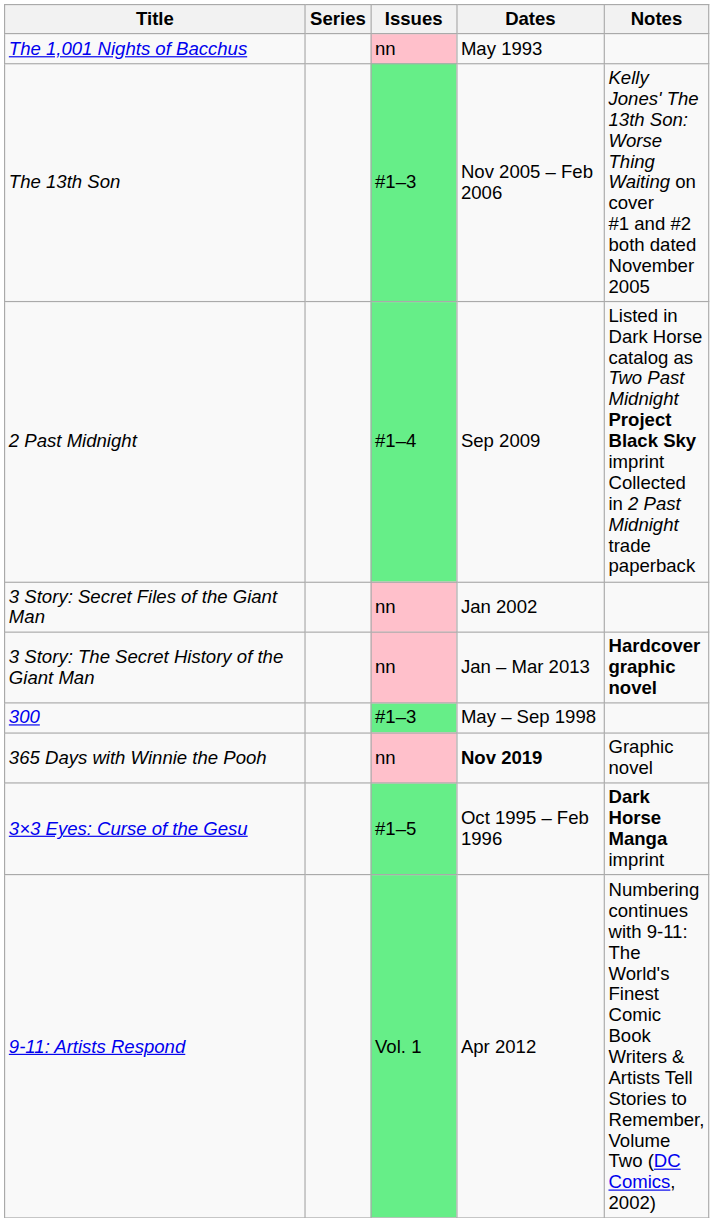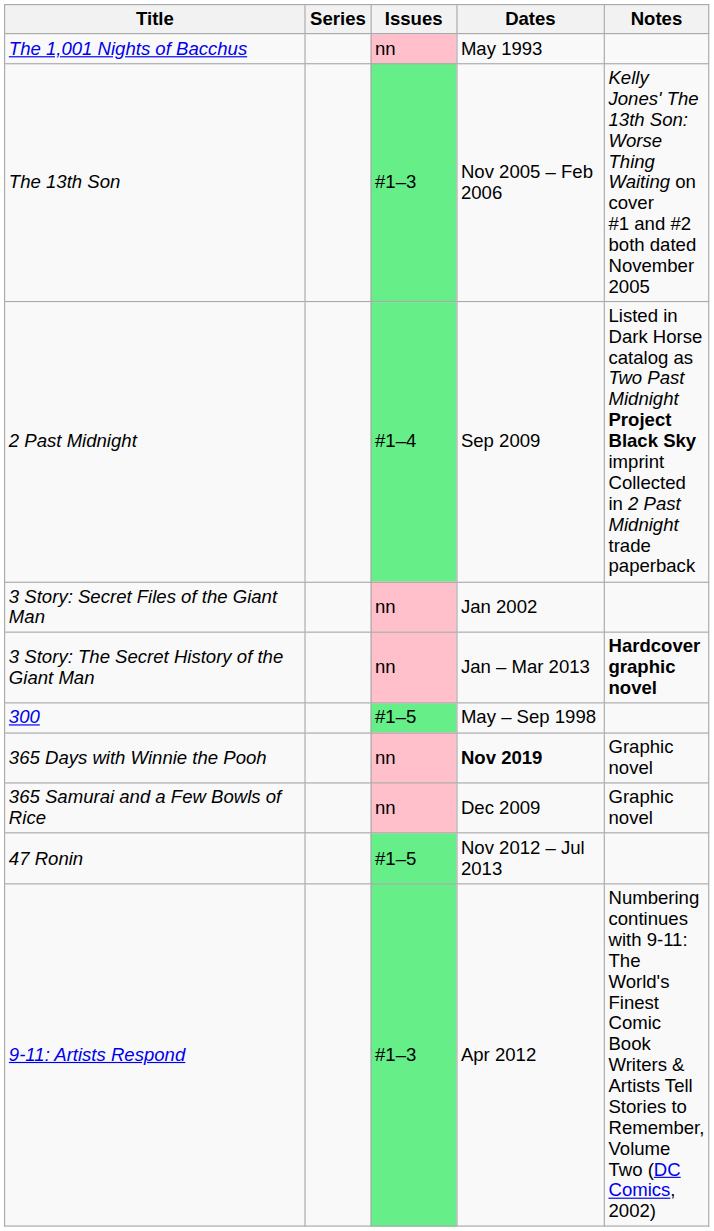(396, 717) #1–3 -> (396, 717) #1–5
+ row: (145, 808)
- row: (128, 828)
+ row: (46, 858)
(398, 1046) Vol. 1 -> (396, 1054) #1–3
